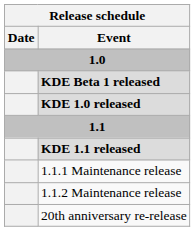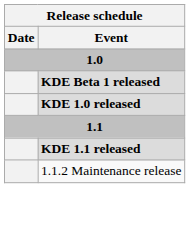- row: (111, 170)
- row: (114, 215)
